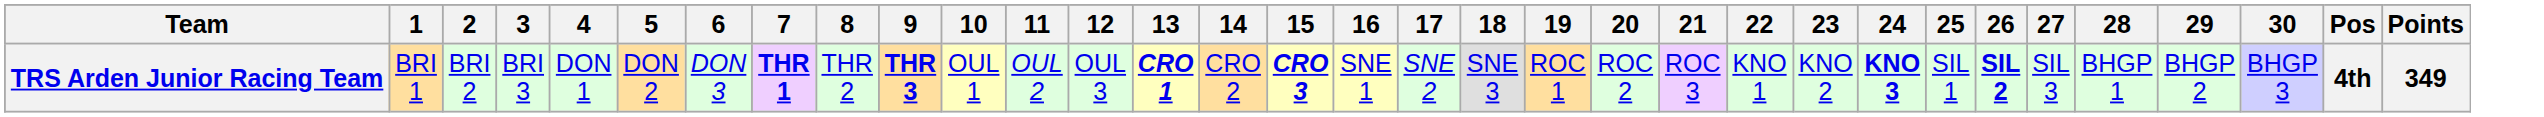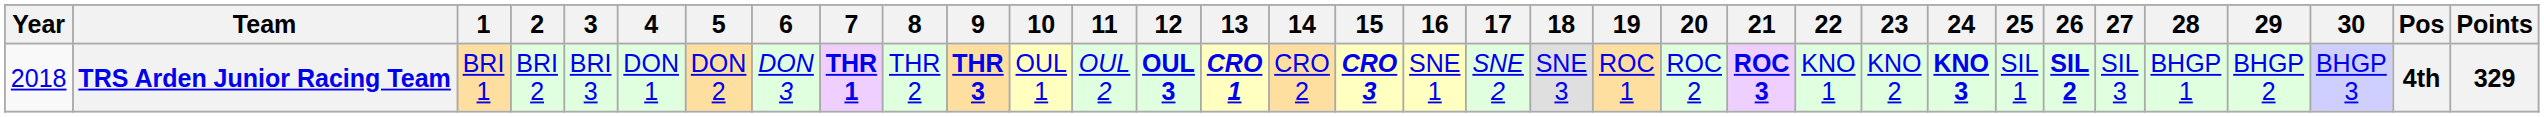+ column: (39, 24)
(1100, 77) normal -> (1169, 77) bold
(1693, 77) normal -> (1762, 77) bold
(2426, 77) 349 -> (2495, 77) 329
